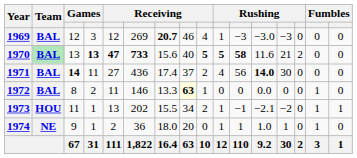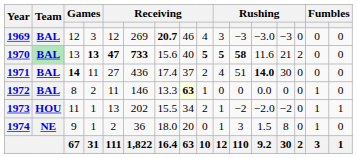(221, 36) 1 -> (221, 36) 3
(241, 72) 56 -> (241, 72) 51
(241, 108) −1 -> (241, 108) −2
(264, 108) −2.1 -> (264, 108) −2.0
(241, 126) 1 -> (241, 126) 3
(264, 126) 1.0 -> (264, 126) 1.5
(286, 126) 1 -> (286, 126) 8
